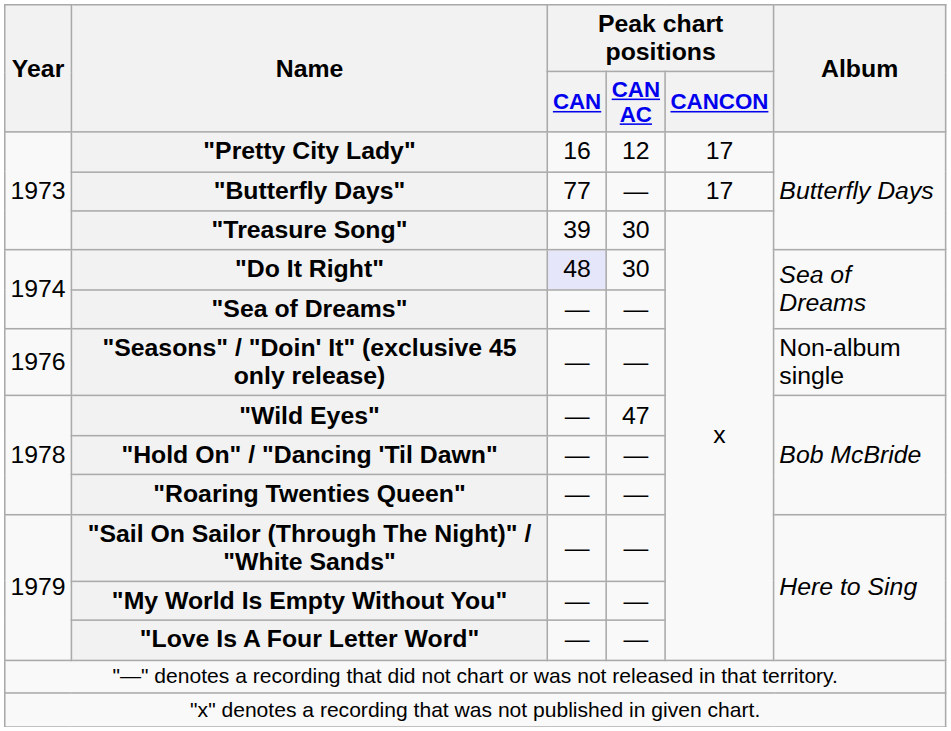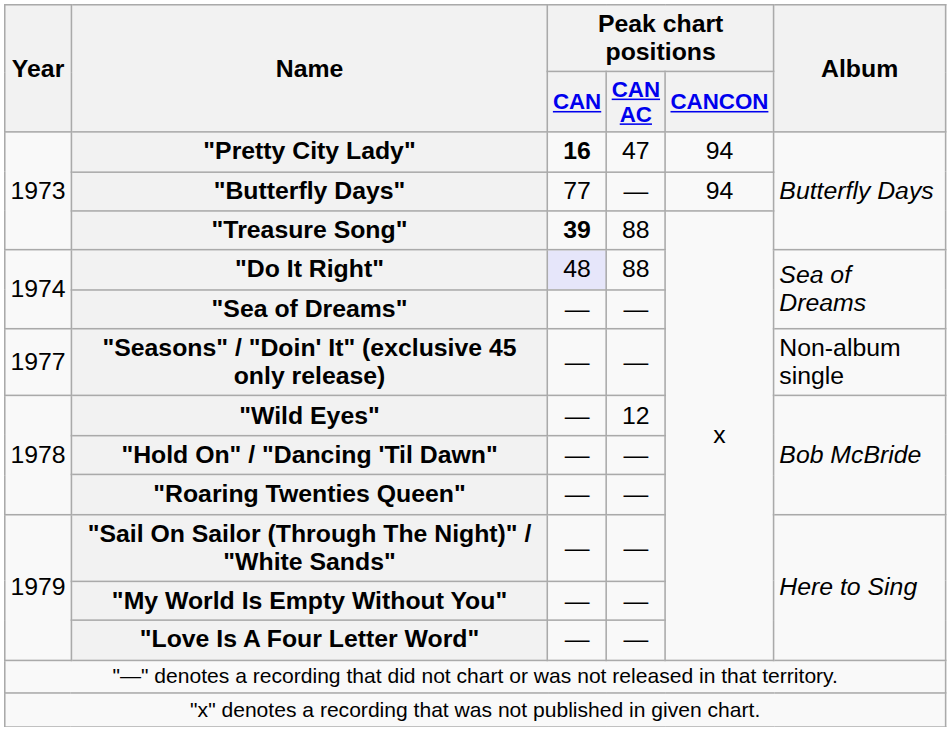(577, 151) normal -> (577, 151) bold
(636, 151) 12 -> (636, 151) 47
(719, 151) 17 -> (719, 151) 94
(719, 190) 17 -> (719, 190) 94
(577, 230) normal -> (577, 230) bold
(636, 230) 30 -> (636, 230) 88
(636, 269) 30 -> (636, 269) 88
(38, 362) 1976 -> (38, 362) 1977
(636, 415) 47 -> (636, 415) 12
